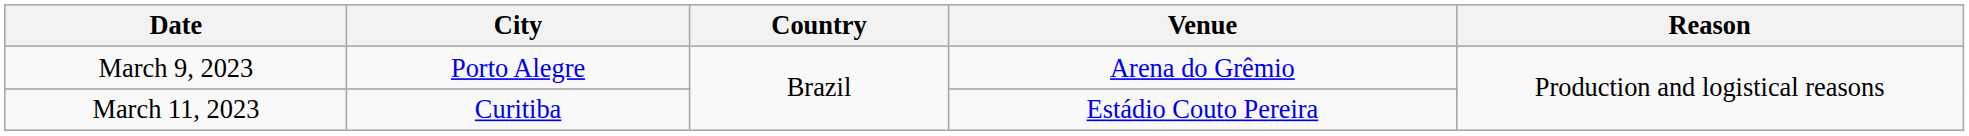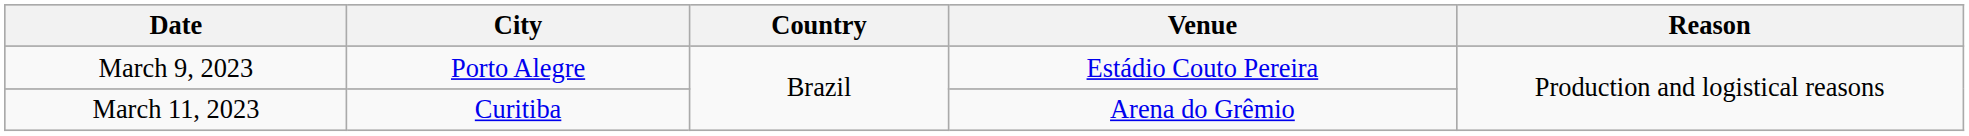(1202, 67) Arena do Grêmio -> (1202, 67) Estádio Couto Pereira
(1202, 109) Estádio Couto Pereira -> (1202, 109) Arena do Grêmio
